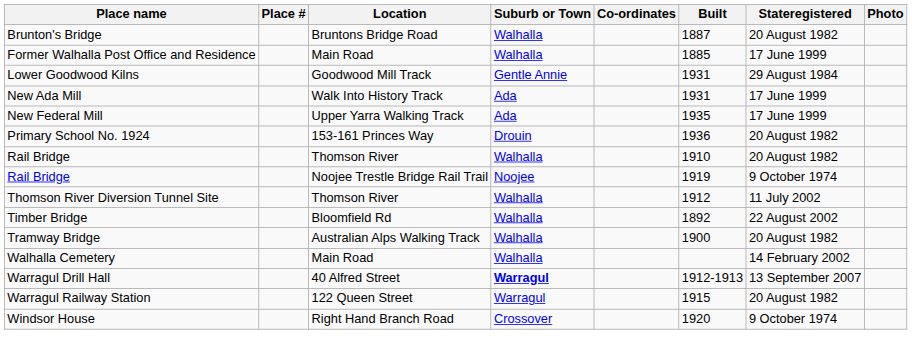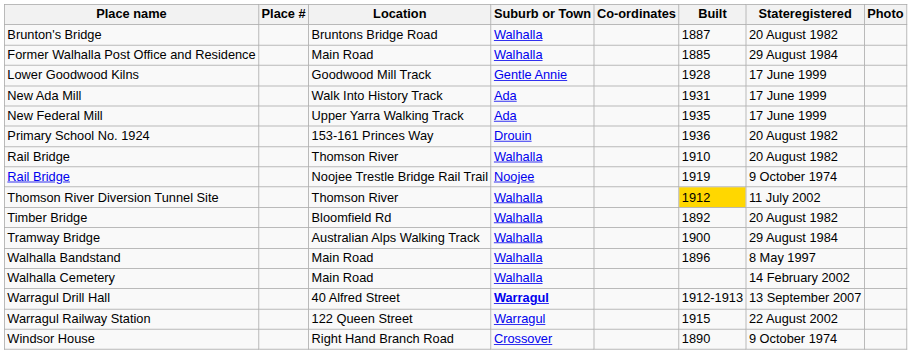(788, 55) 17 June 1999 -> (793, 55) 29 August 1984
(696, 75) 1931 -> (696, 75) 1928
(793, 75) 29 August 1984 -> (788, 75) 17 June 1999
(696, 197) no background -> (696, 197) gold background
(793, 217) 22 August 2002 -> (793, 217) 20 August 1982
(793, 237) 20 August 1982 -> (793, 237) 29 August 1984
+ row: (64, 258)
(793, 298) 20 August 1982 -> (793, 319) 22 August 2002
(696, 319) 1920 -> (696, 339) 1890
